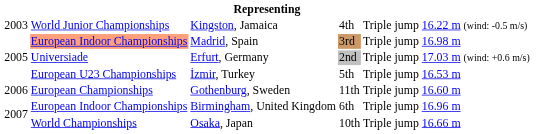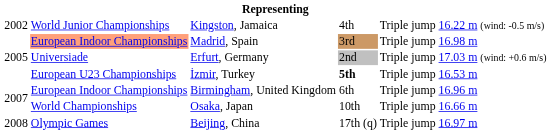(16, 25) 2003 -> (16, 25) 2002
(347, 74) normal -> (347, 74) bold
- row: (240, 90)
+ row: (225, 122)
